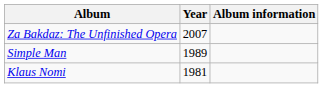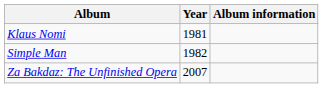rows swapped: (36, 72) <-> (92, 33)
(195, 53) 1989 -> (195, 53) 1982
